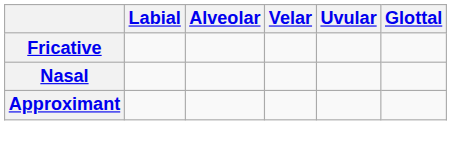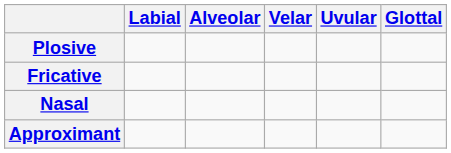+ row: (64, 47)
